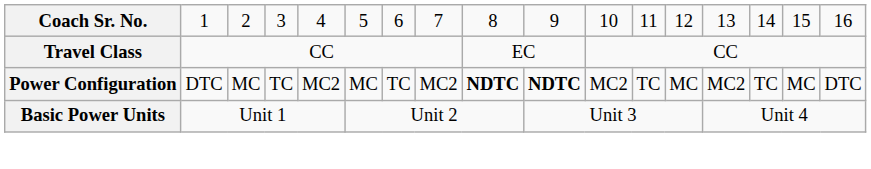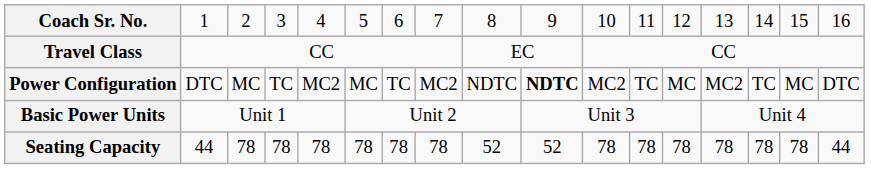(493, 83) bold -> (492, 83) normal
+ row: (93, 147)
